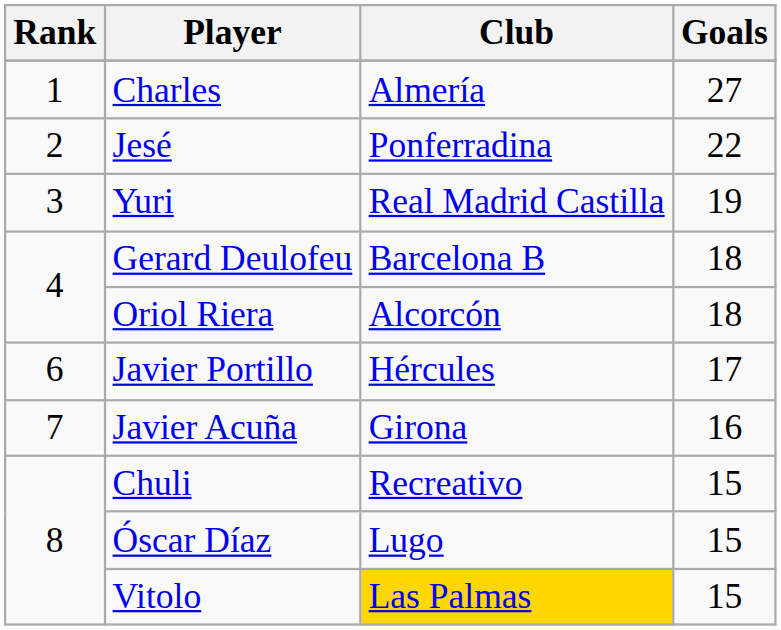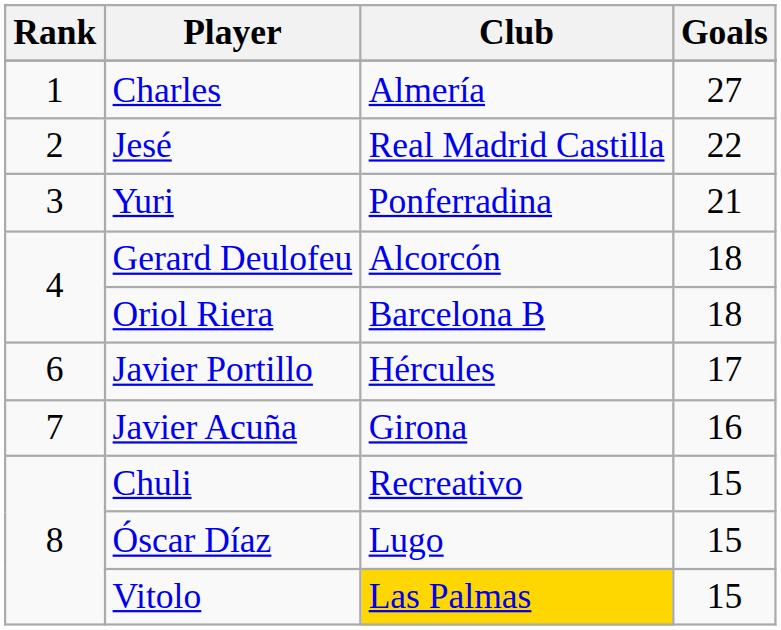(460, 145) Ponferradina -> (517, 145) Real Madrid Castilla
(517, 201) Real Madrid Castilla -> (460, 201) Ponferradina
(724, 201) 19 -> (724, 201) 21
(457, 257) Barcelona B -> (435, 257) Alcorcón
(435, 314) Alcorcón -> (457, 314) Barcelona B
